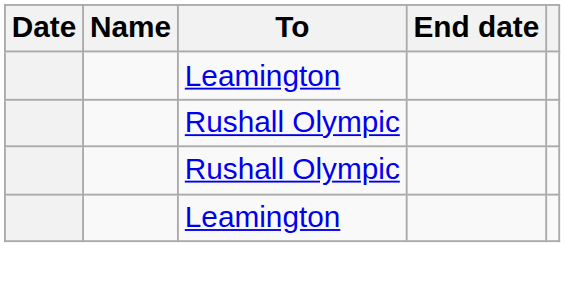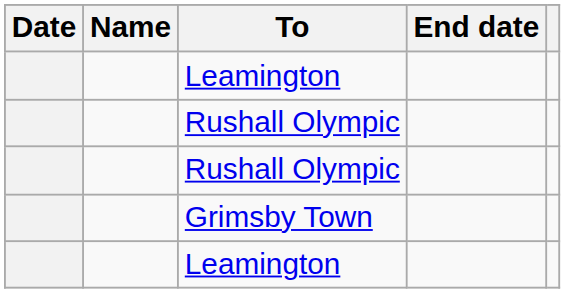+ row: (44, 217)
